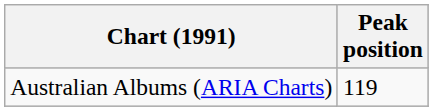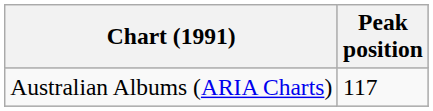(360, 86) 119 -> (360, 86) 117
